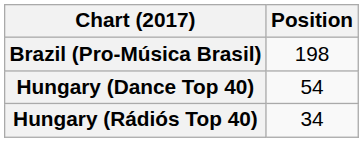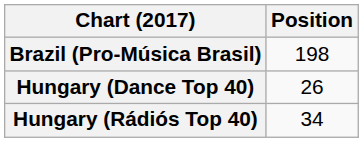(312, 86) 54 -> (312, 86) 26
